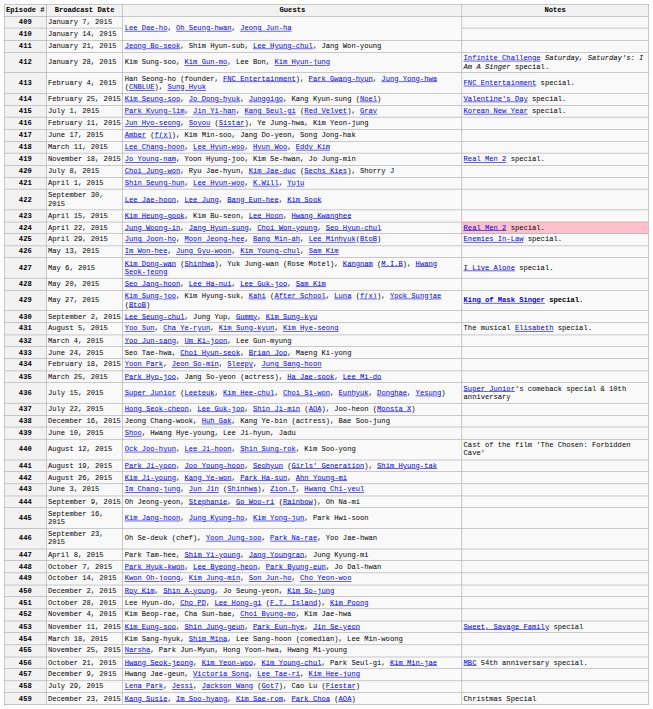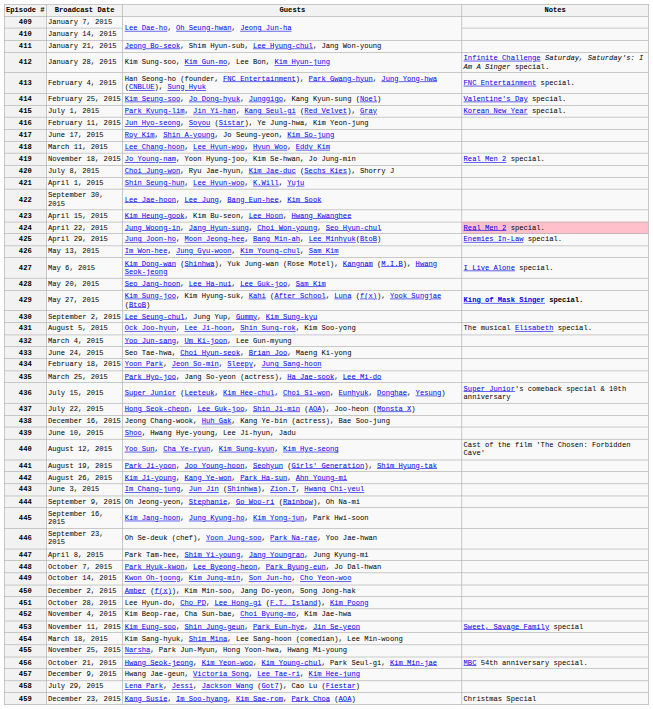(240, 135) Amber (f(x)), Kim Min-soo, Jang Do-yeon, Song Jong-hak -> (229, 135) Roy Kim, Shin A-young, Jo Seung-yeon, Kim So-jung
(232, 328) Yoo Sun, Cha Ye-ryun, Kim Sung-kyun, Kim Hye-seong -> (240, 328) Ock Joo-hyun, Lee Ji-hoon, Shin Sung-rok, Kim Soo-yong
(240, 449) Ock Joo-hyun, Lee Ji-hoon, Shin Sung-rok, Kim Soo-yong -> (232, 449) Yoo Sun, Cha Ye-ryun, Kim Sung-kyun, Kim Hye-seong
(229, 590) Roy Kim, Shin A-young, Jo Seung-yeon, Kim So-jung -> (240, 590) Amber (f(x)), Kim Min-soo, Jang Do-yeon, Song Jong-hak
